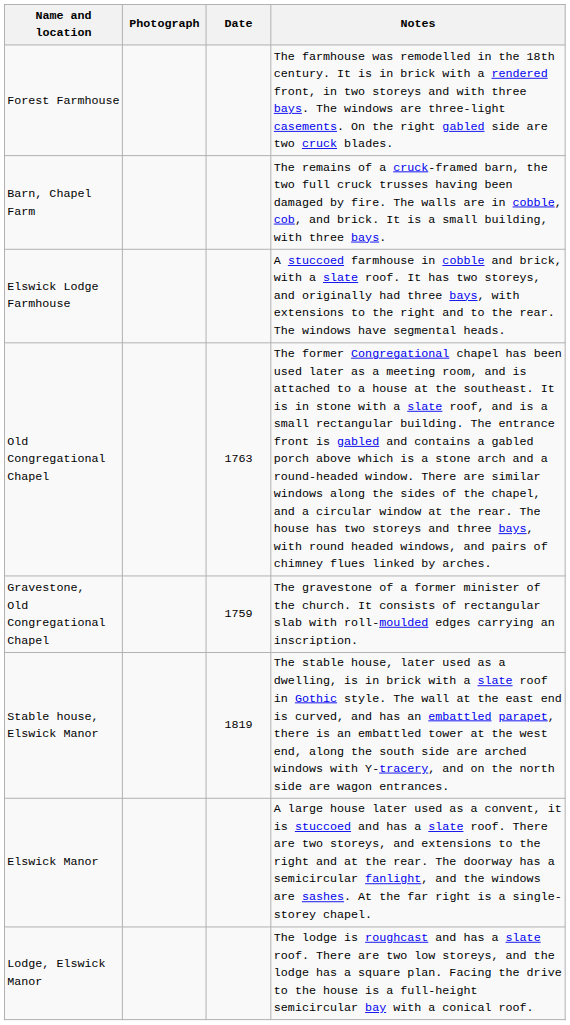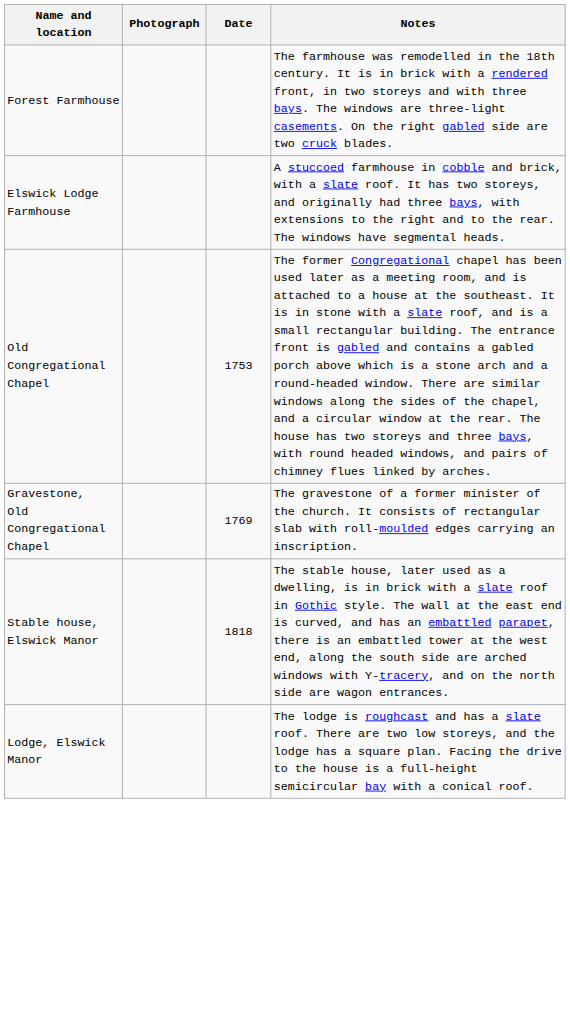- row: (49, 202)
(239, 459) 1763 -> (239, 366) 1753
(239, 614) 1759 -> (239, 521) 1769
(239, 725) 1819 -> (239, 632) 1818
- row: (53, 862)
